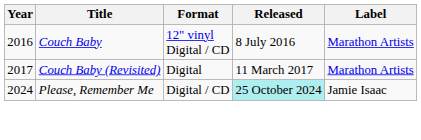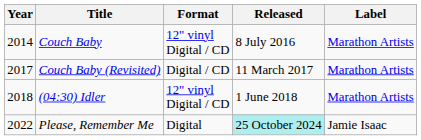(20, 42) 2016 -> (20, 42) 2014
(184, 69) Digital -> (198, 69) Digital / CD
+ row: (72, 97)
(20, 89) 2024 -> (20, 124) 2022
(198, 89) Digital / CD -> (184, 124) Digital
